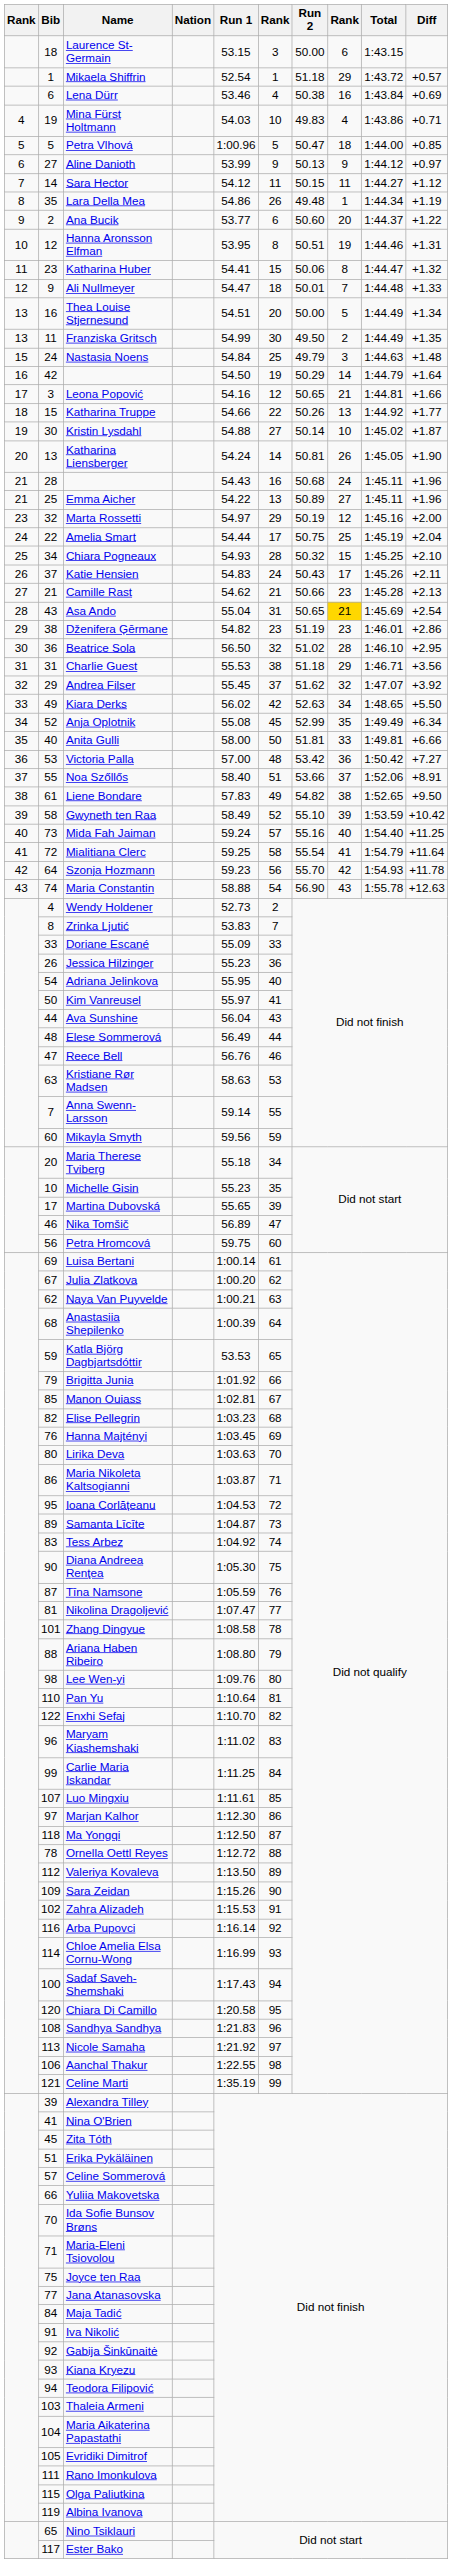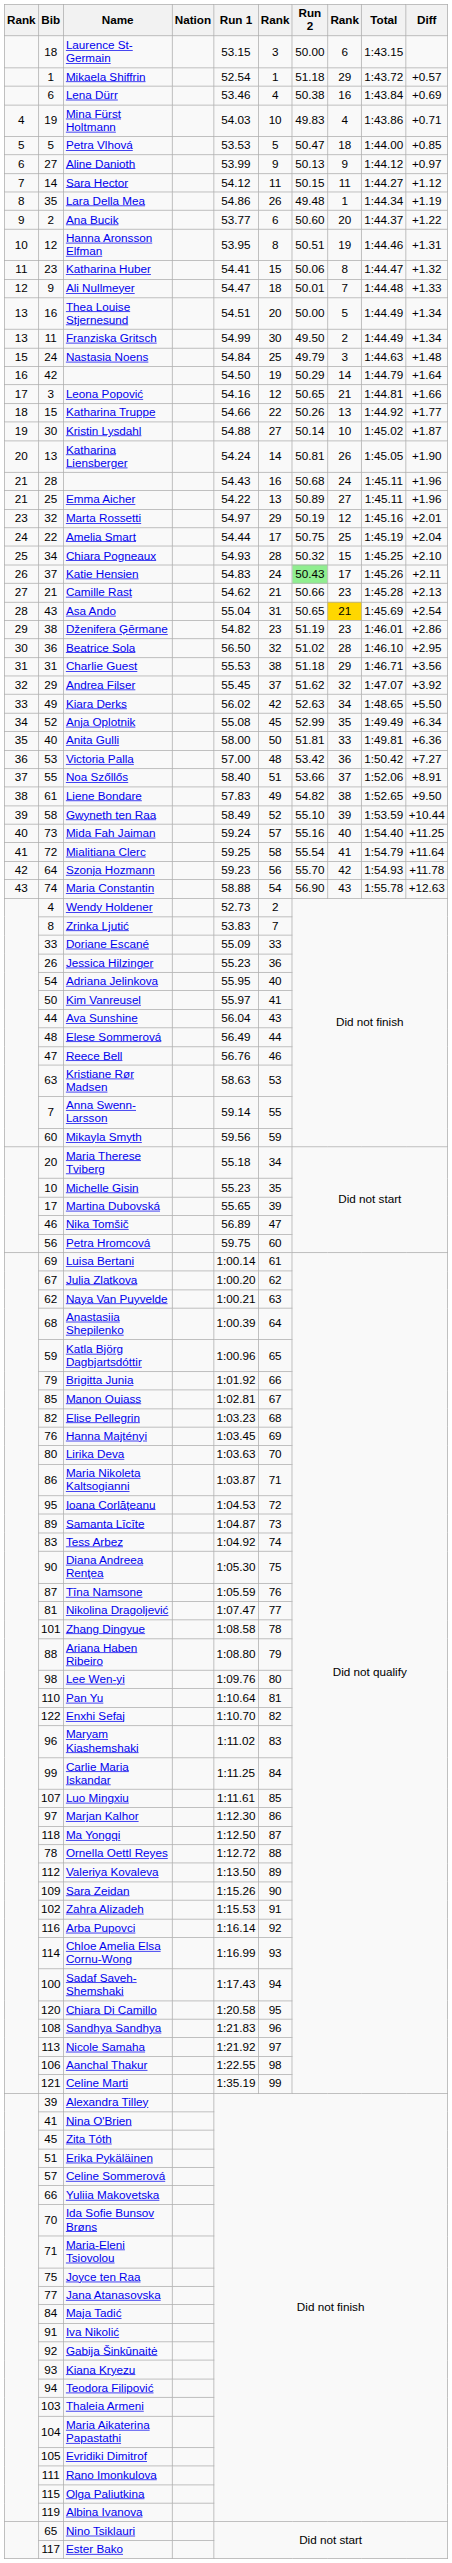(236, 145) 1:00.96 -> (236, 145) 53.53
(427, 338) +1.35 -> (427, 338) +1.34
(427, 518) +2.00 -> (427, 518) +2.01
(310, 574) no background -> (310, 574) lightgreen background
(427, 740) +6.66 -> (427, 740) +6.36
(427, 815) +10.42 -> (427, 815) +10.44
(236, 1355) 53.53 -> (236, 1355) 1:00.96
